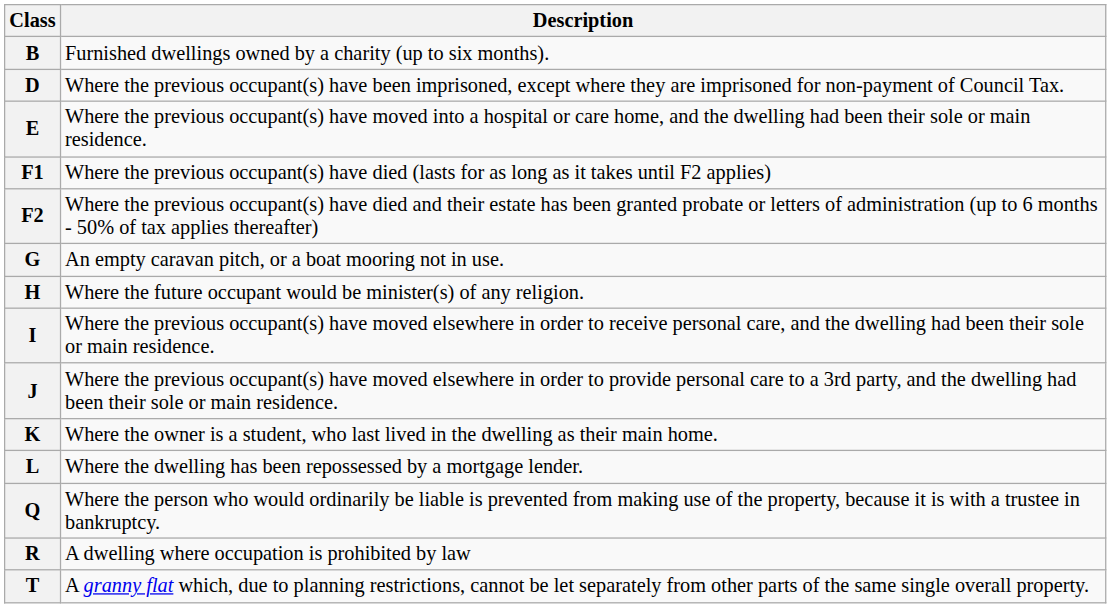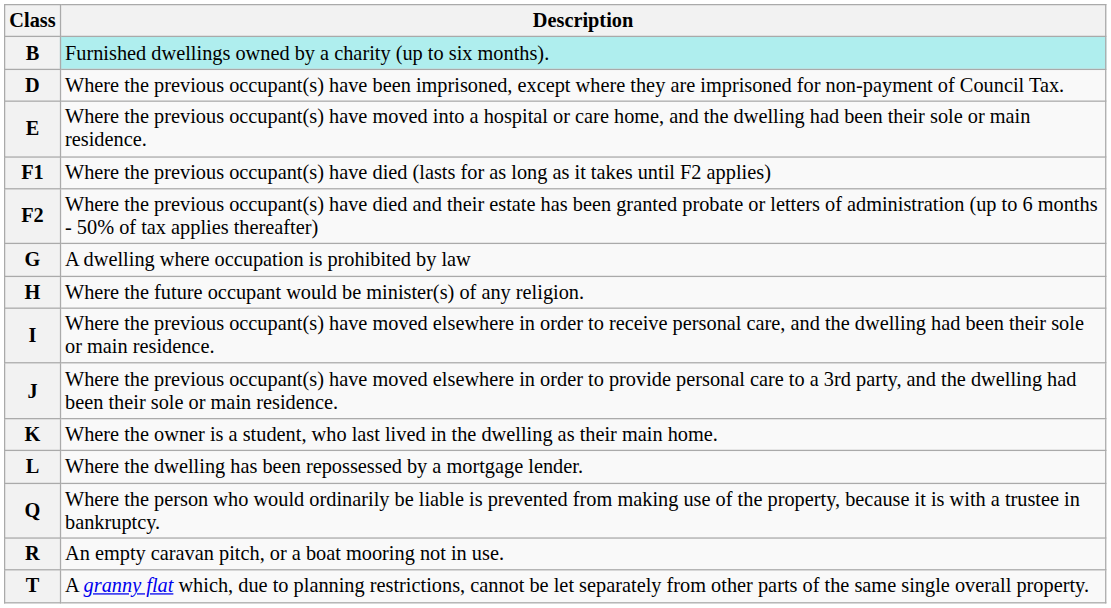(307, 52) no background -> (307, 52) paleturquoise background
(284, 259) An empty caravan pitch, or a boat mooring not in use. -> (268, 259) A dwelling where occupation is prohibited by law
(268, 553) A dwelling where occupation is prohibited by law -> (284, 553) An empty caravan pitch, or a boat mooring not in use.
